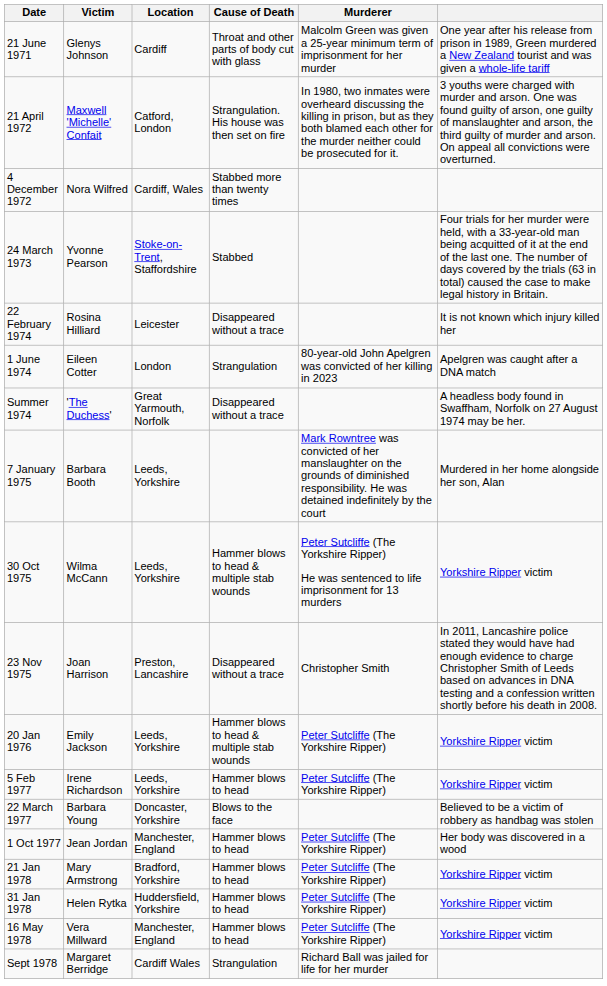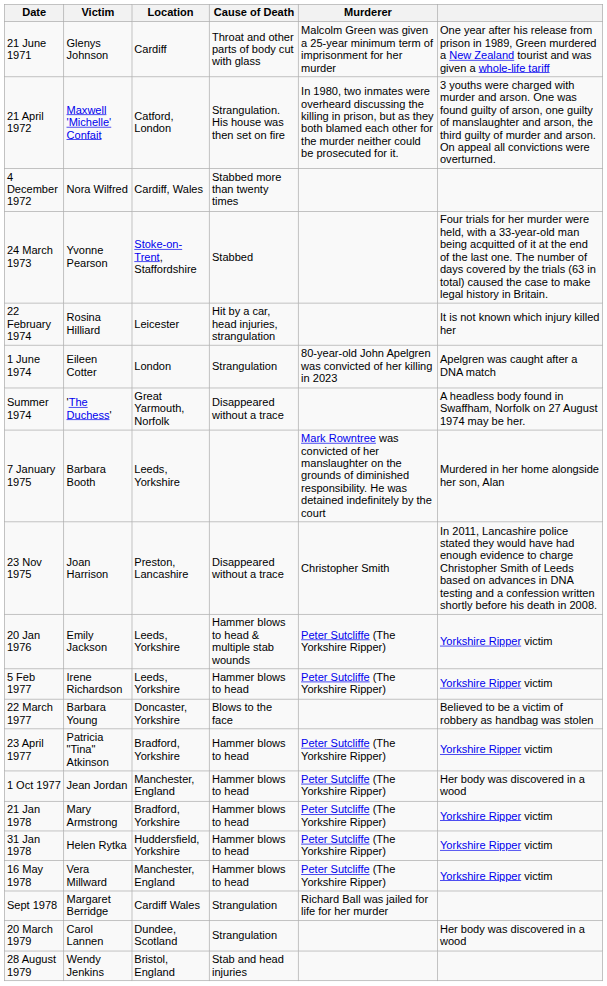(248, 324) Disappeared without a trace -> (245, 324) Hit by a car, head injuries, strangulation
- row: (23, 572)
+ row: (25, 750)
+ row: (30, 935)
+ row: (31, 965)
